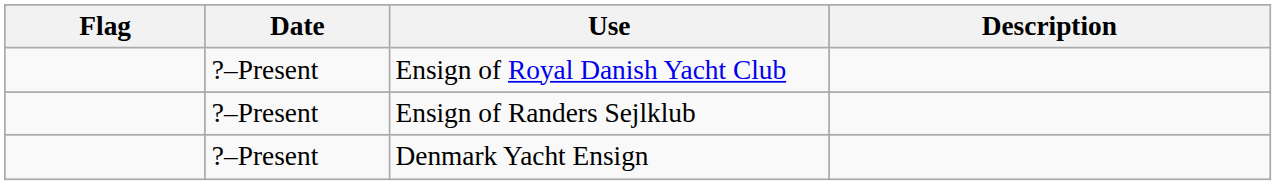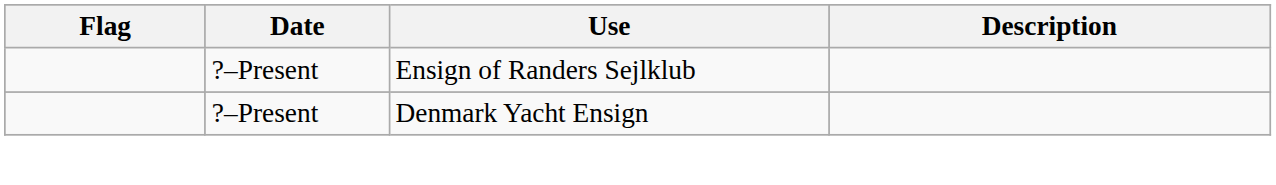- row: (591, 69)
